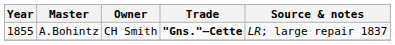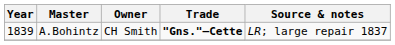(20, 31) 1855 -> (20, 31) 1839
